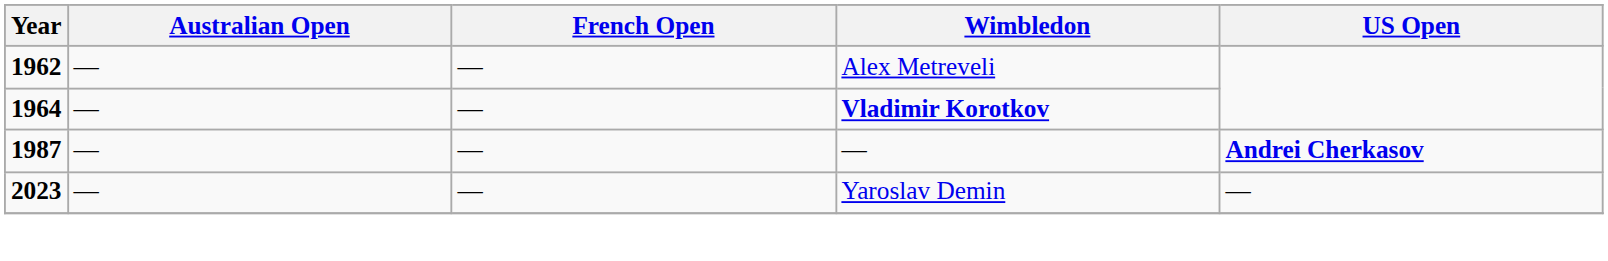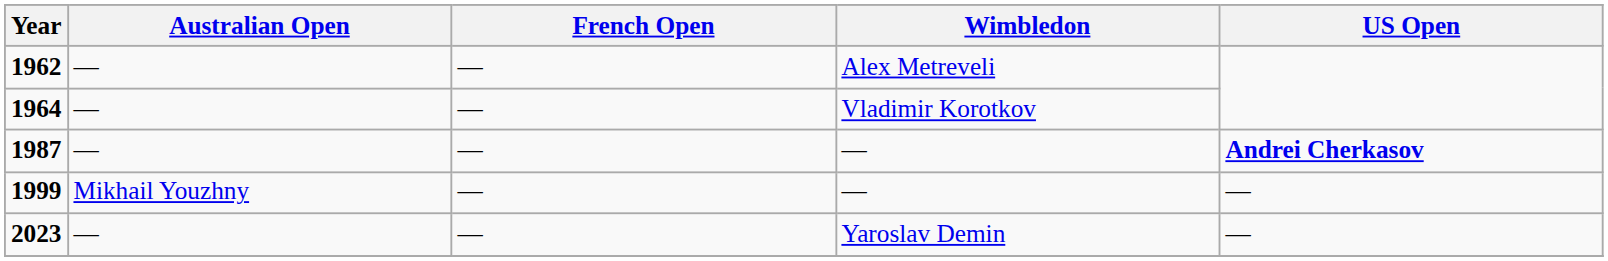(945, 108) bold -> (939, 108) normal
+ row: (36, 191)
